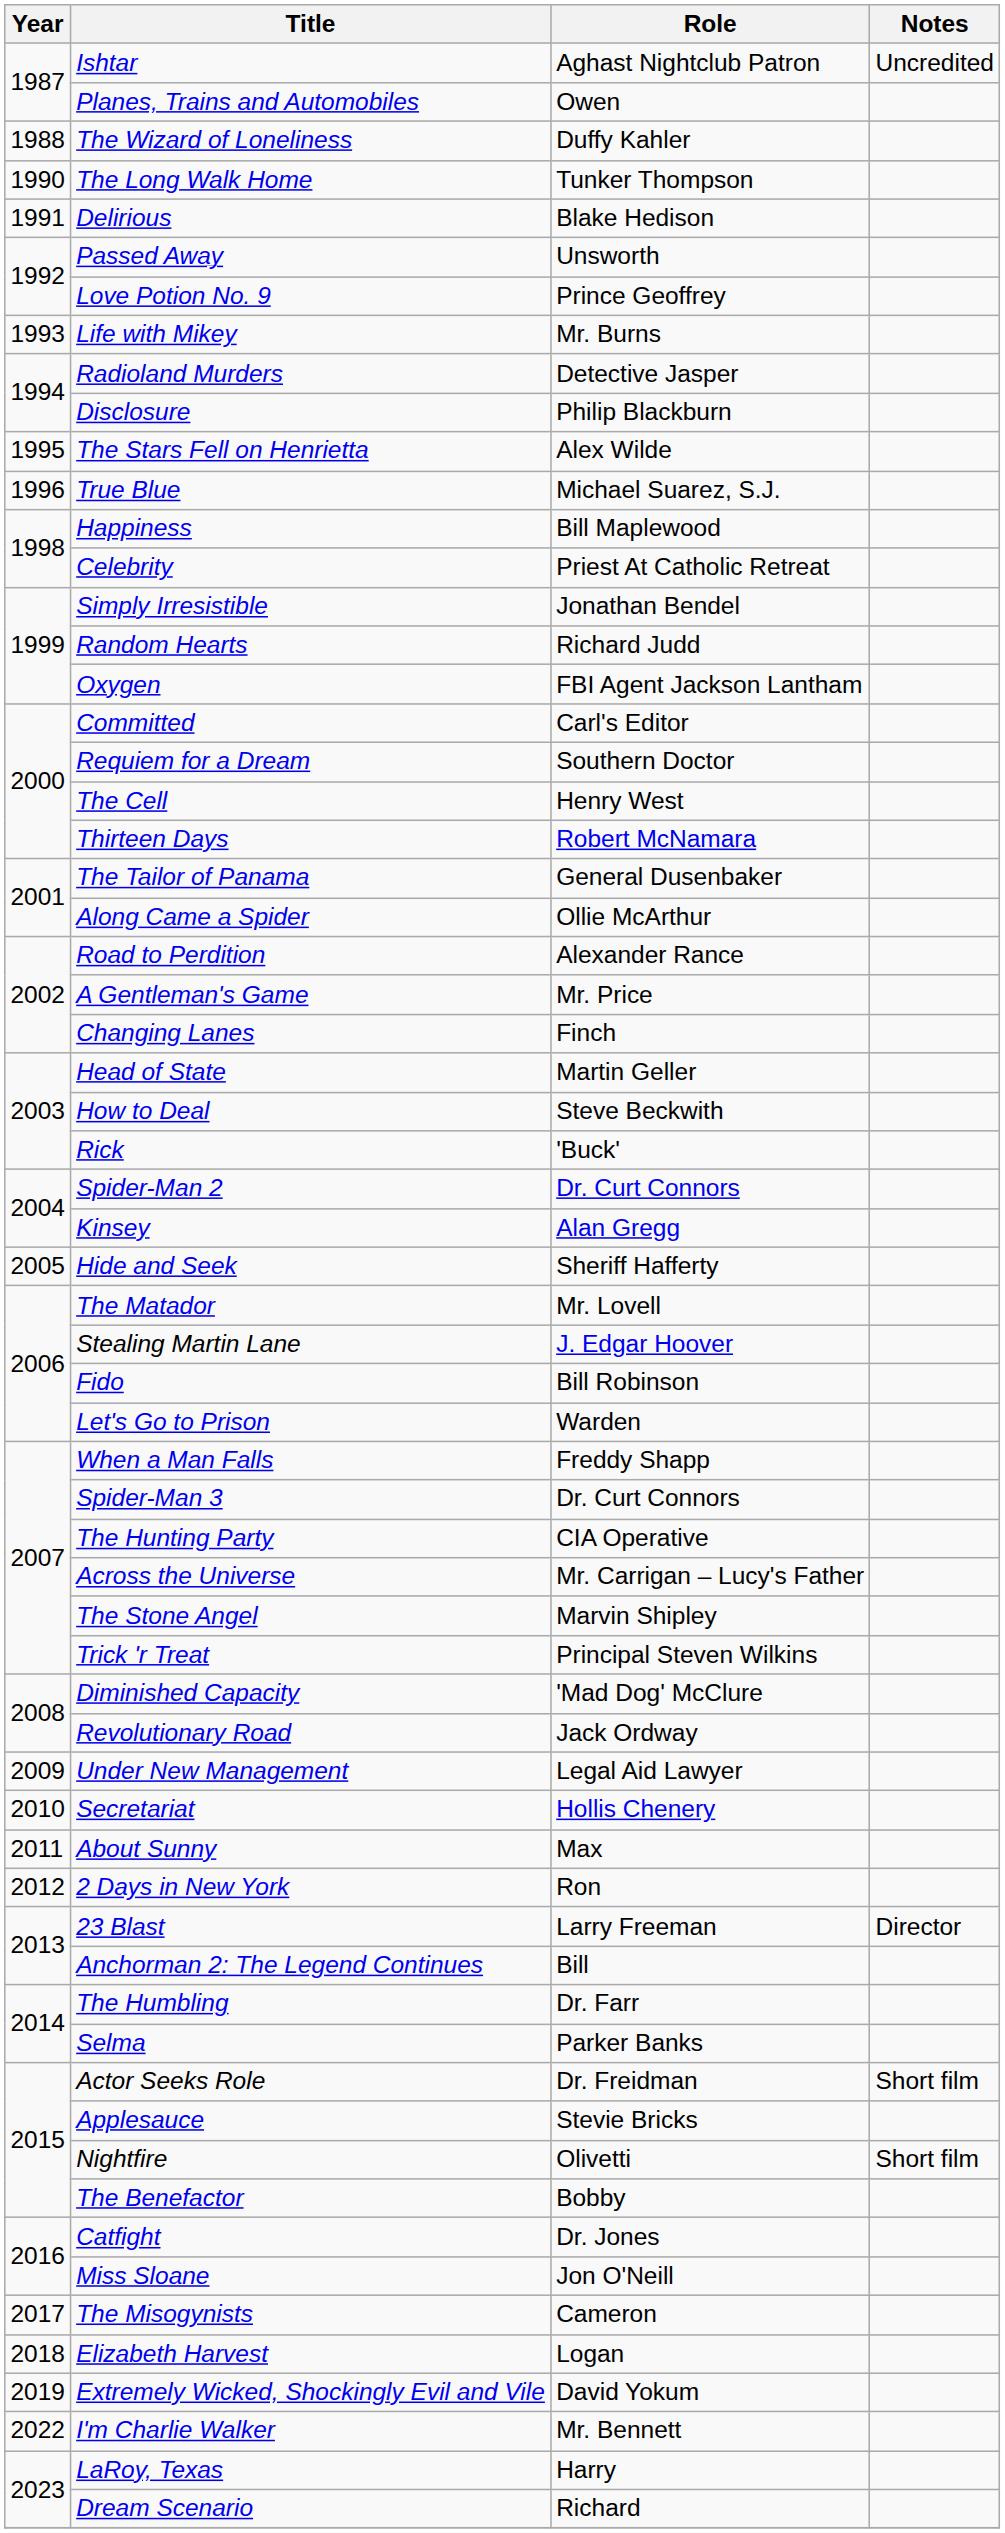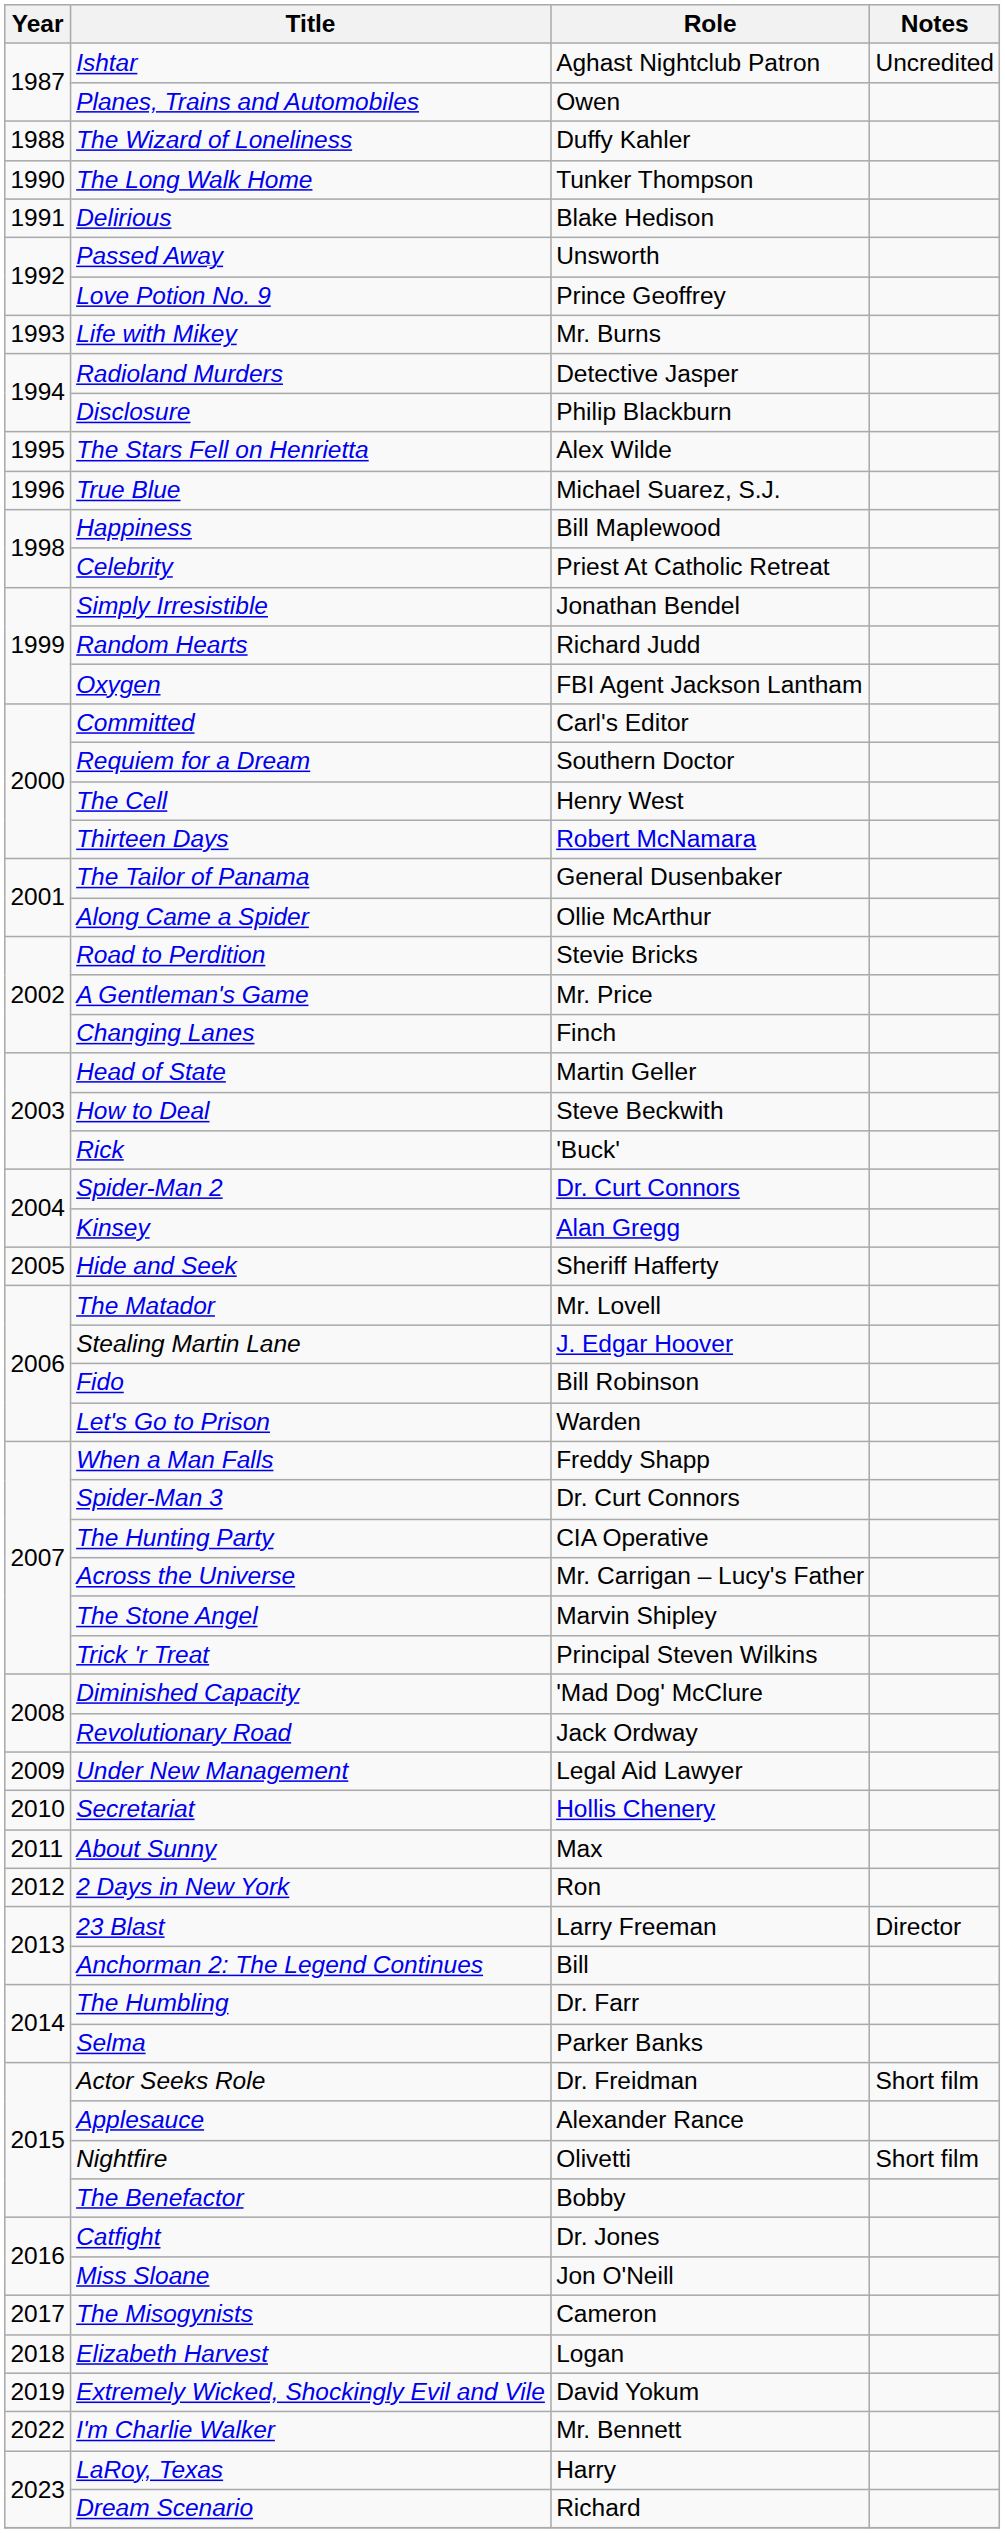(650, 955) Alexander Rance -> (627, 955) Stevie Bricks
(627, 2120) Stevie Bricks -> (650, 2120) Alexander Rance
